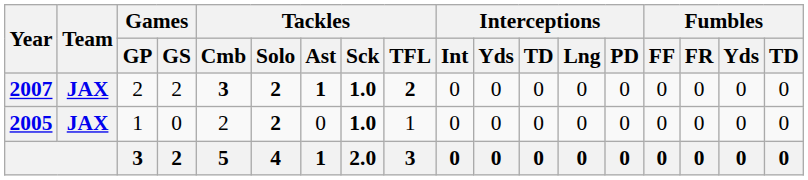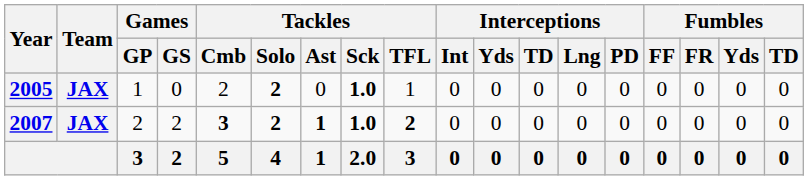rows swapped: (31, 123) <-> (31, 89)
